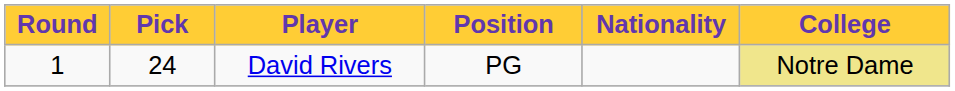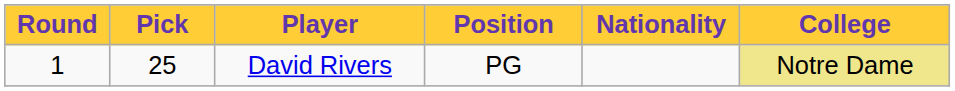(162, 65) 24 -> (162, 65) 25
